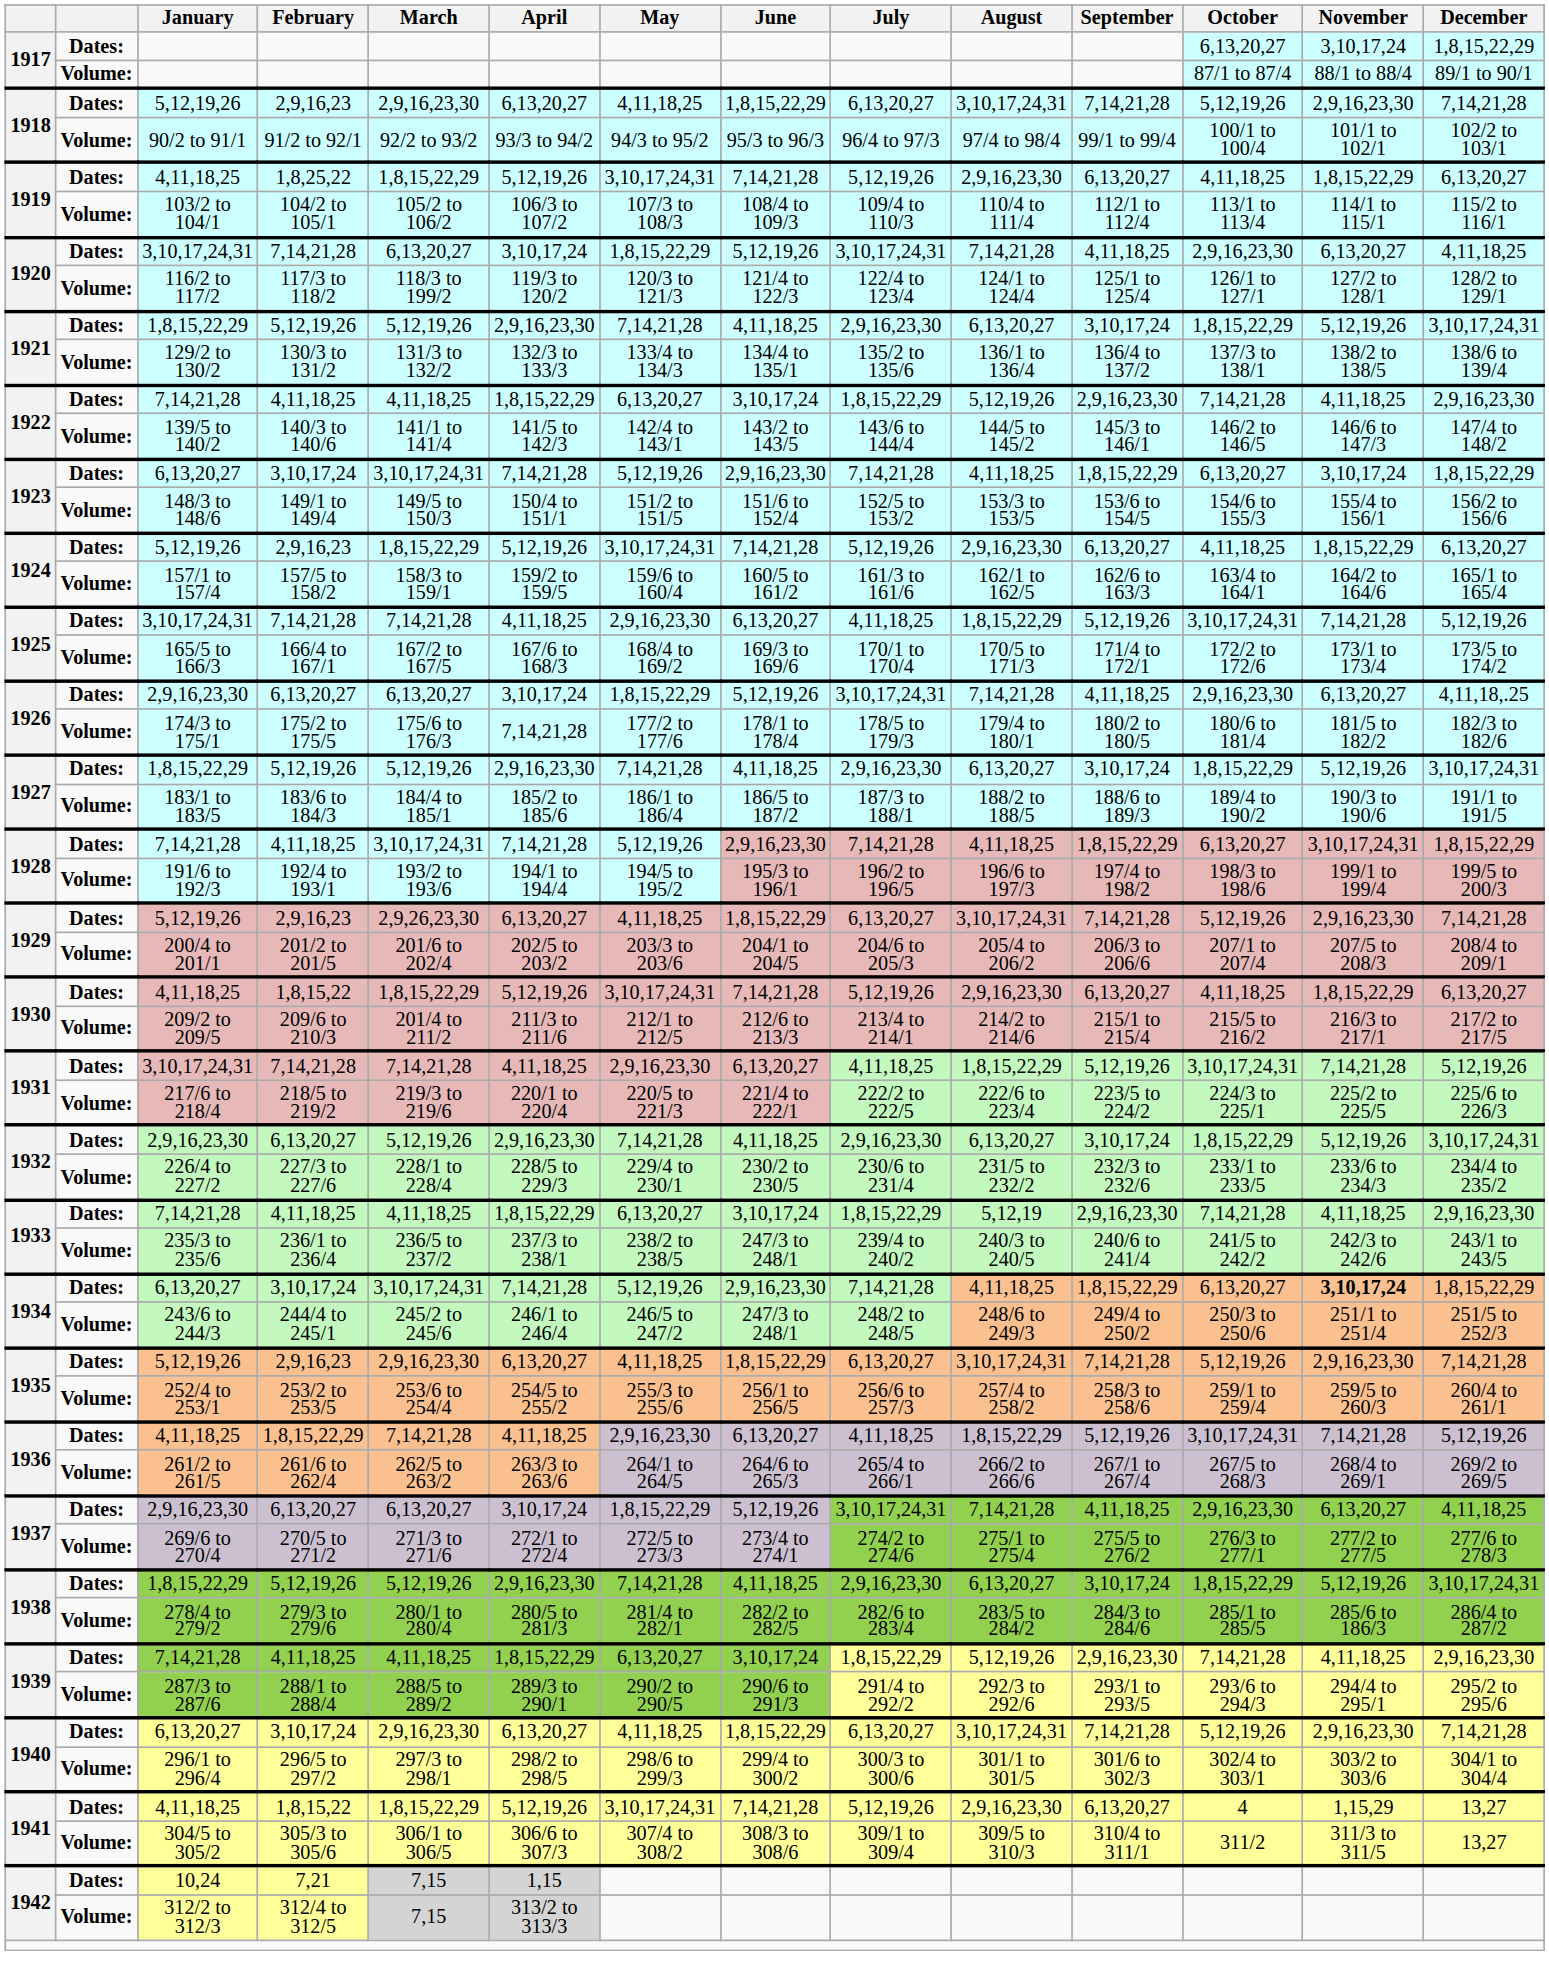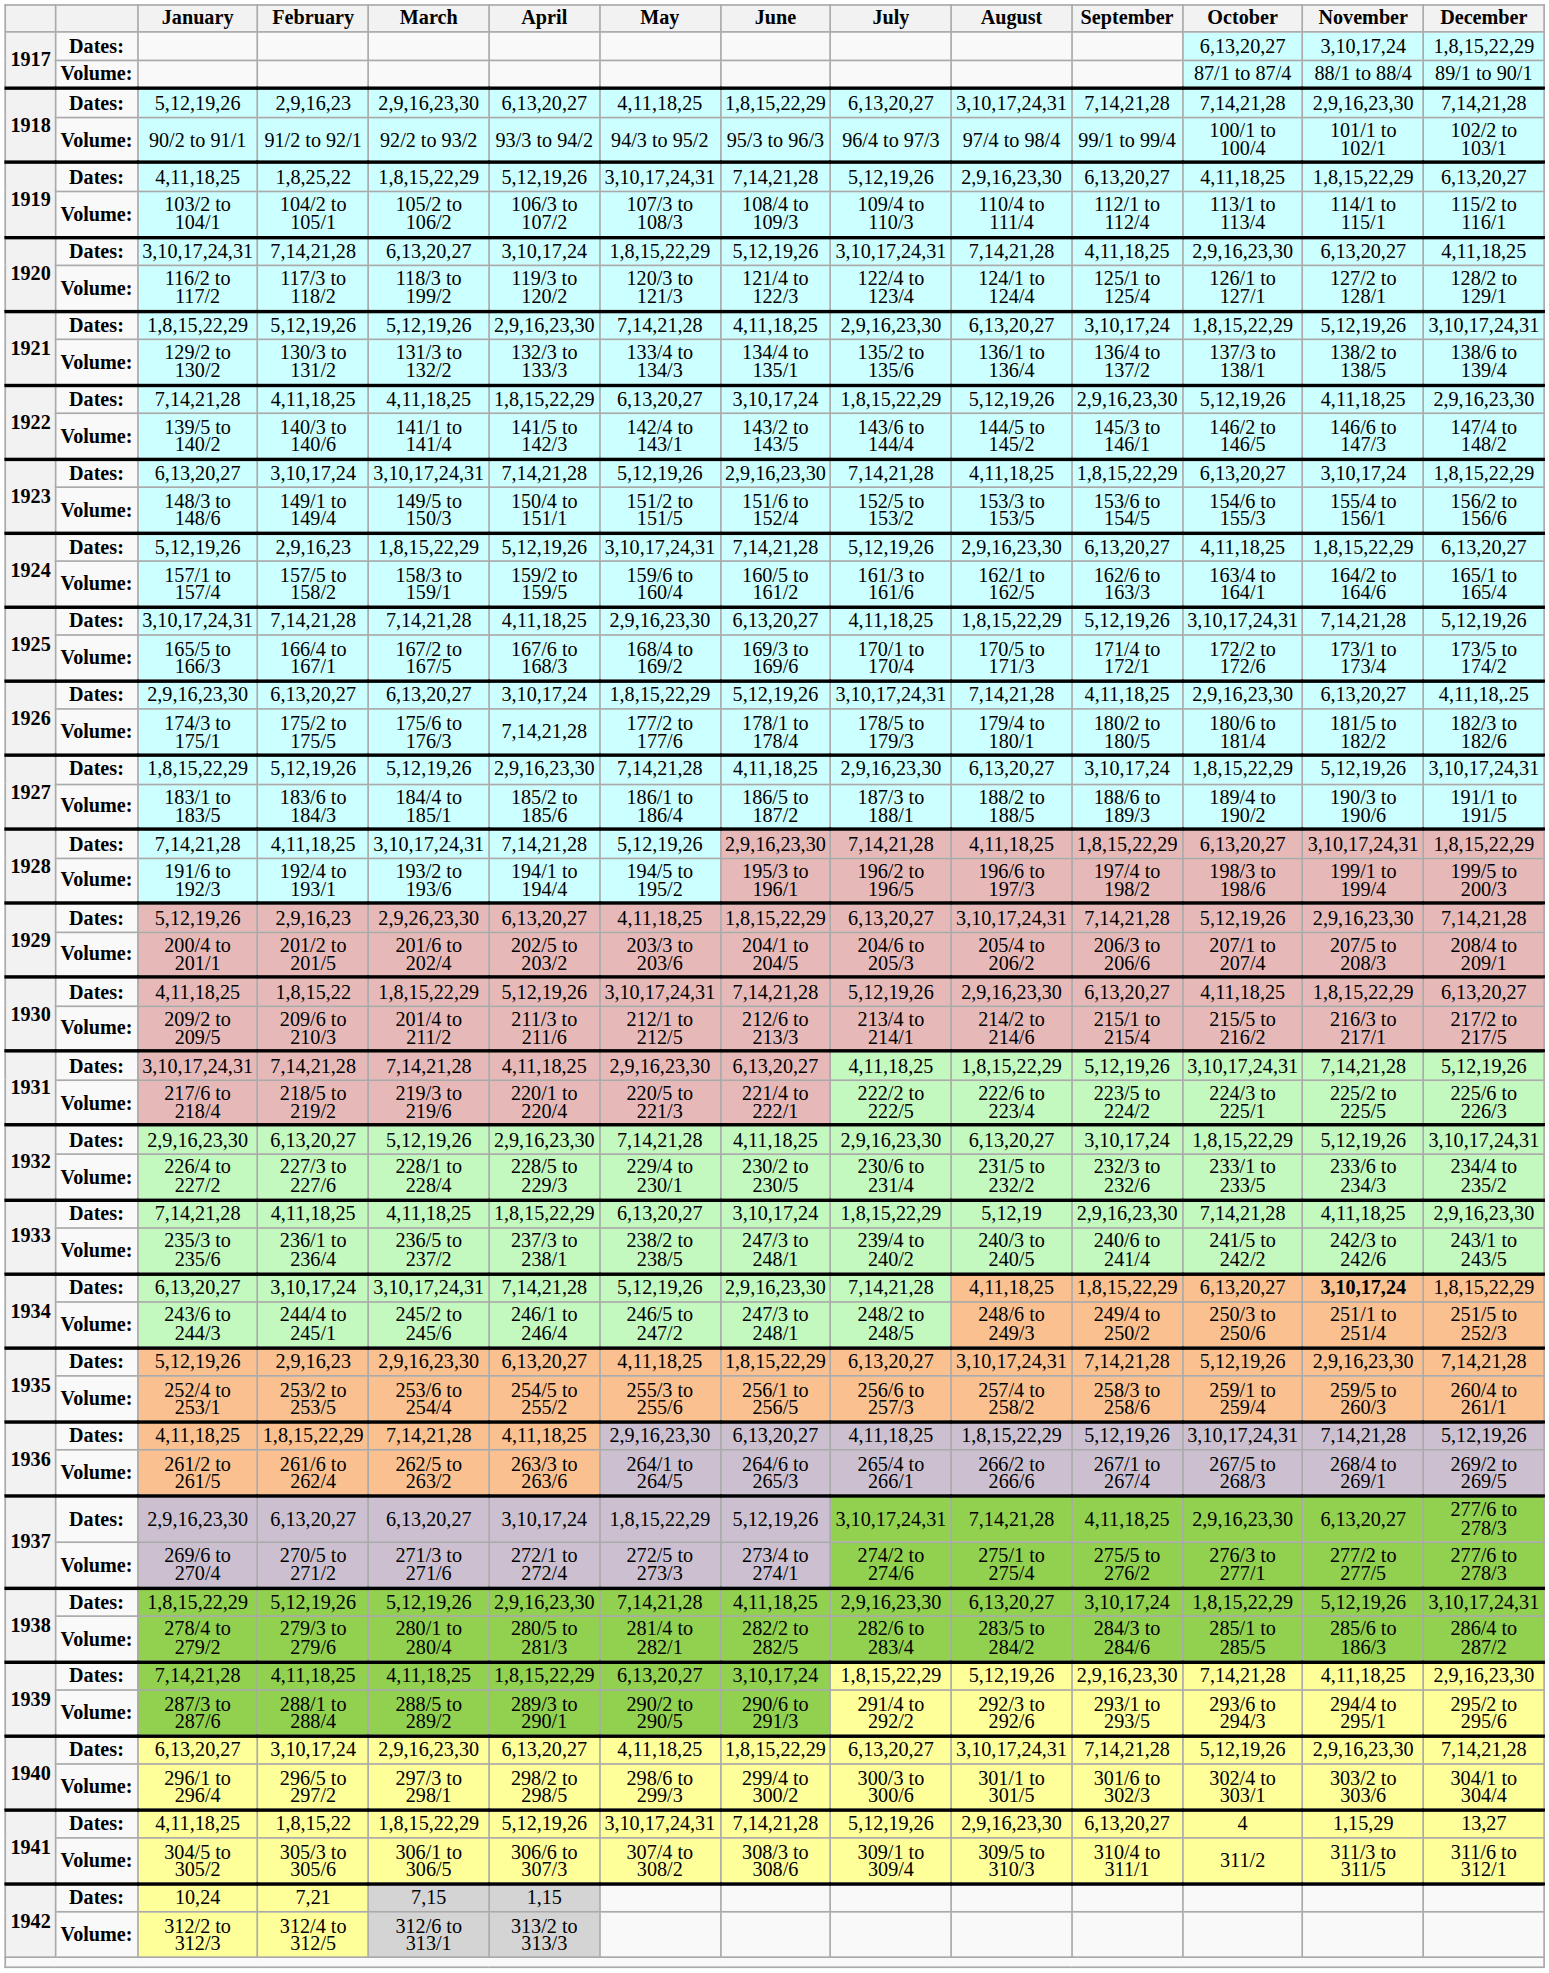(1243, 103) 5,12,19,26 -> (1243, 103) 7,14,21,28
(1243, 399) 7,14,21,28 -> (1243, 399) 5,12,19,26
(1484, 1510) 4,11,18,25 -> (1484, 1519) 277/6 to 278/3
(1484, 1843) 13,27 -> (1484, 1861) 311/6 to 312/1
(429, 1917) 7,15 -> (429, 1935) 312/6 to 313/1
